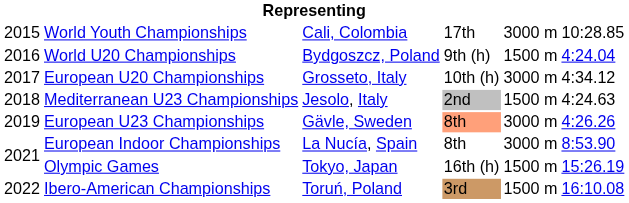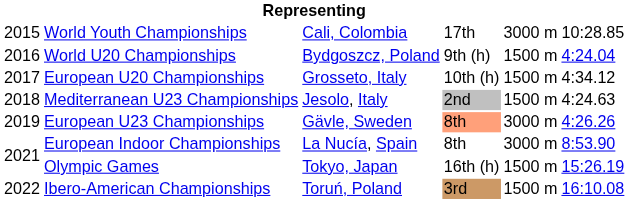(530, 77) 3000 m -> (530, 77) 1500 m
